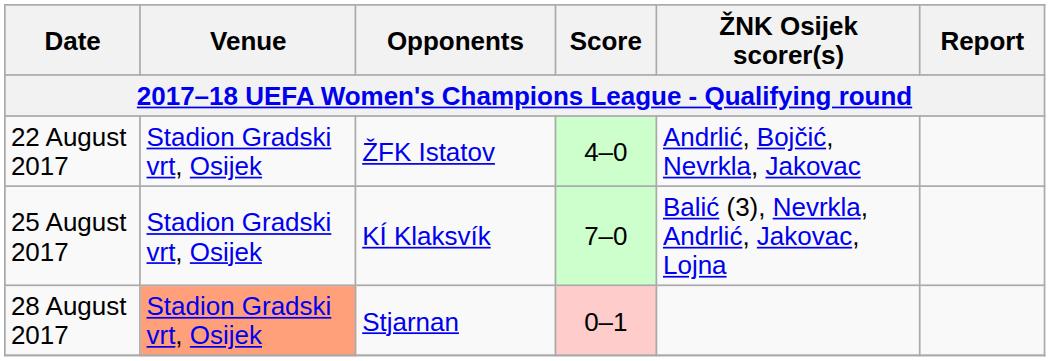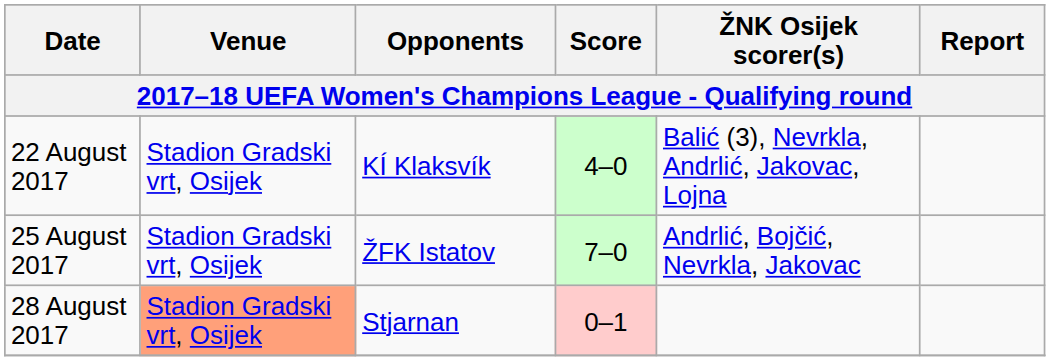(429, 152) ŽFK Istatov -> (426, 166) KÍ Klaksvík
(762, 152) Andrlić, Bojčić, Nevrkla, Jakovac -> (765, 166) Balić (3), Nevrkla, Andrlić, Jakovac, Lojna
(426, 236) KÍ Klaksvík -> (429, 251) ŽFK Istatov
(765, 236) Balić (3), Nevrkla, Andrlić, Jakovac, Lojna -> (762, 251) Andrlić, Bojčić, Nevrkla, Jakovac
